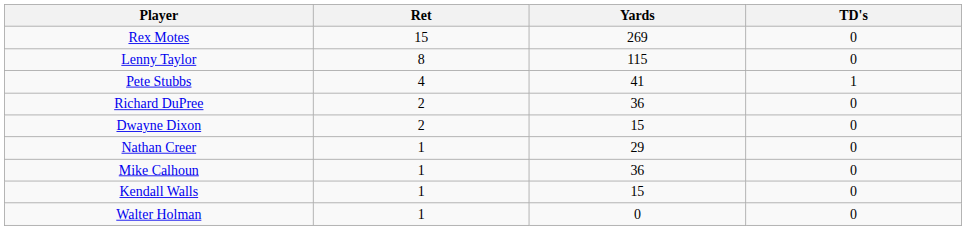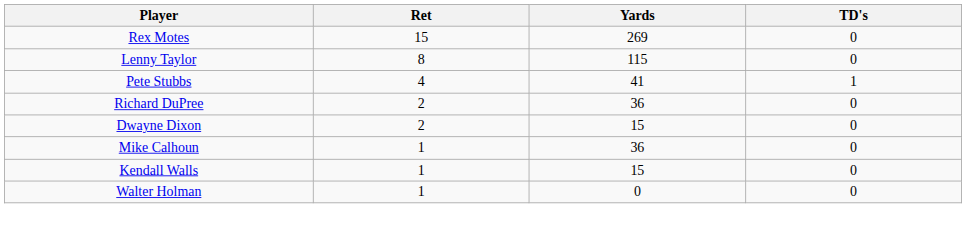- row: (159, 147)
